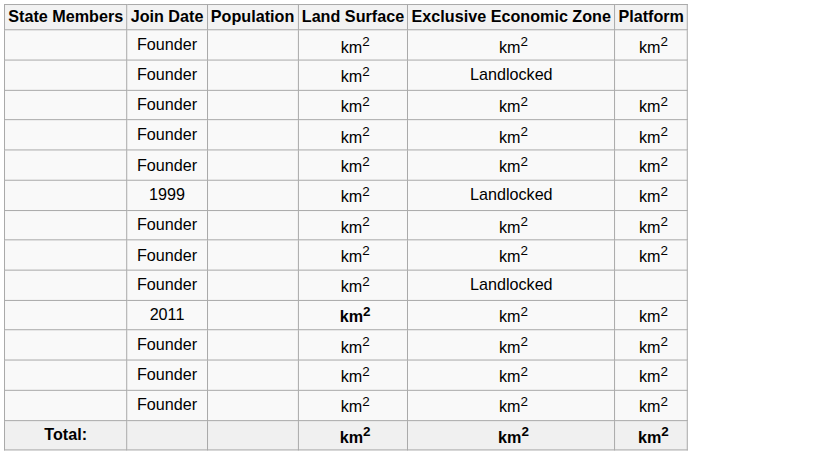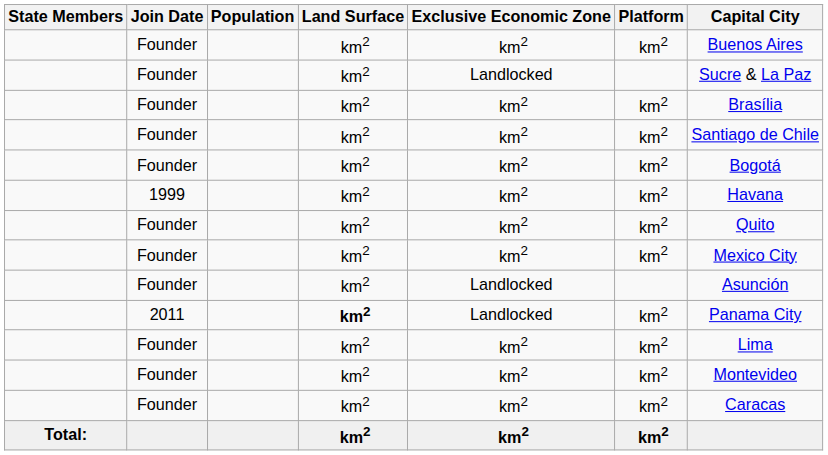+ column: (755, 17)
(511, 195) Landlocked -> (511, 195) km2
(511, 315) km2 -> (511, 315) Landlocked
